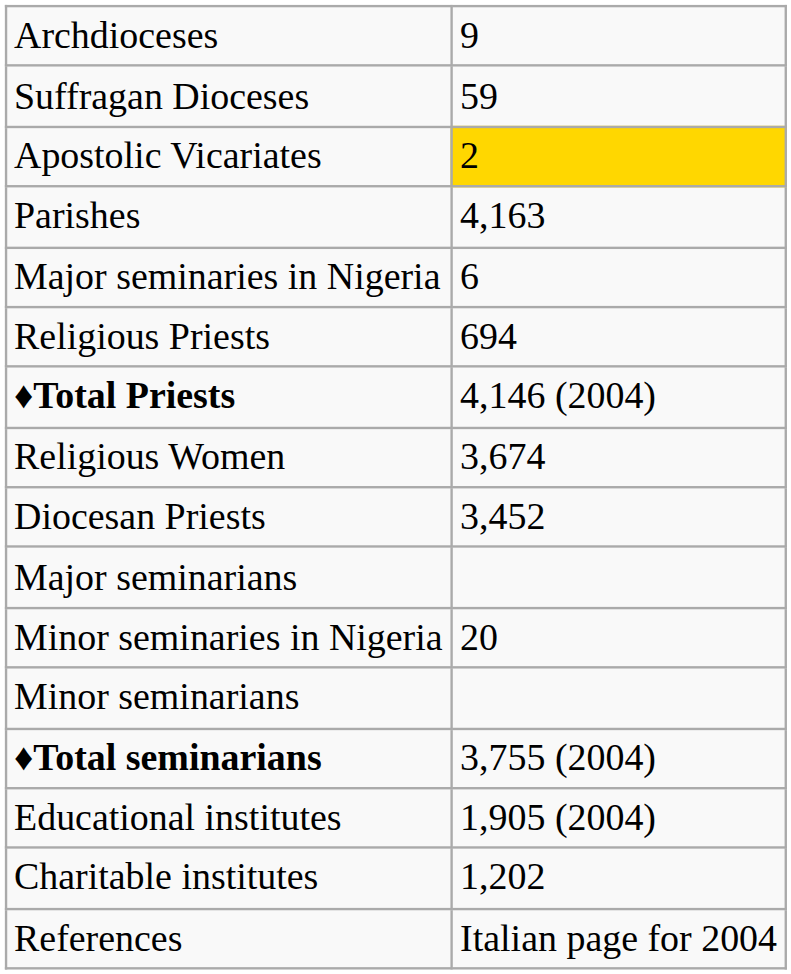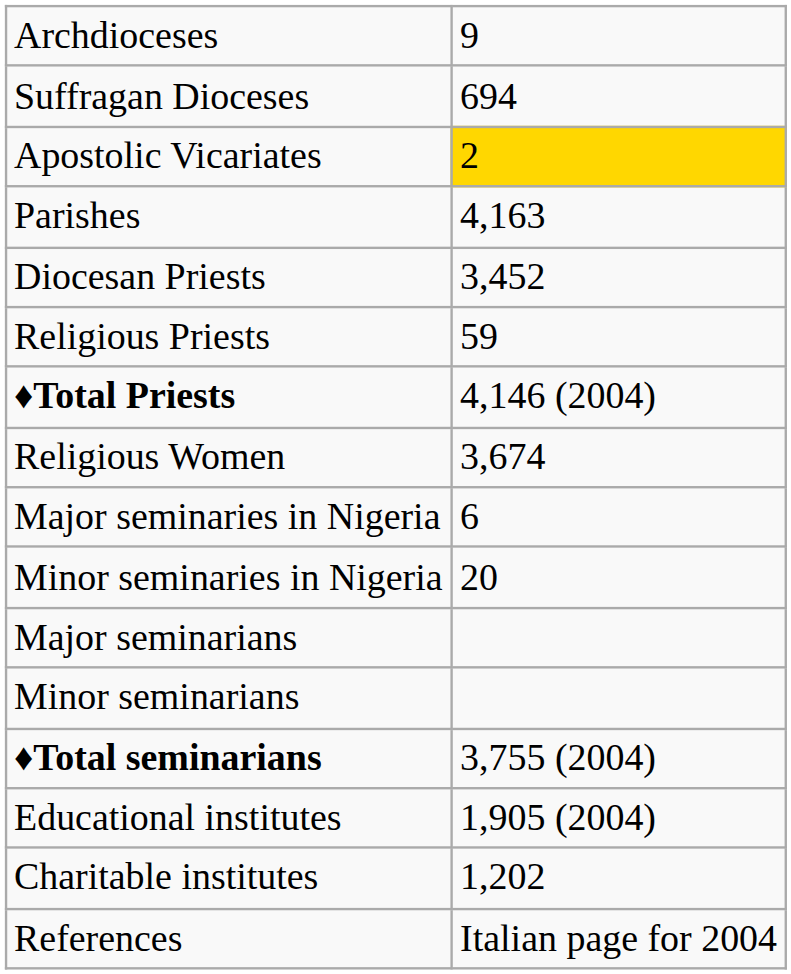(479, 95) 59 -> (489, 95) 694
rows swapped: (140, 516) <-> (227, 276)
(489, 336) 694 -> (479, 336) 59
rows swapped: (156, 576) <-> (228, 636)
